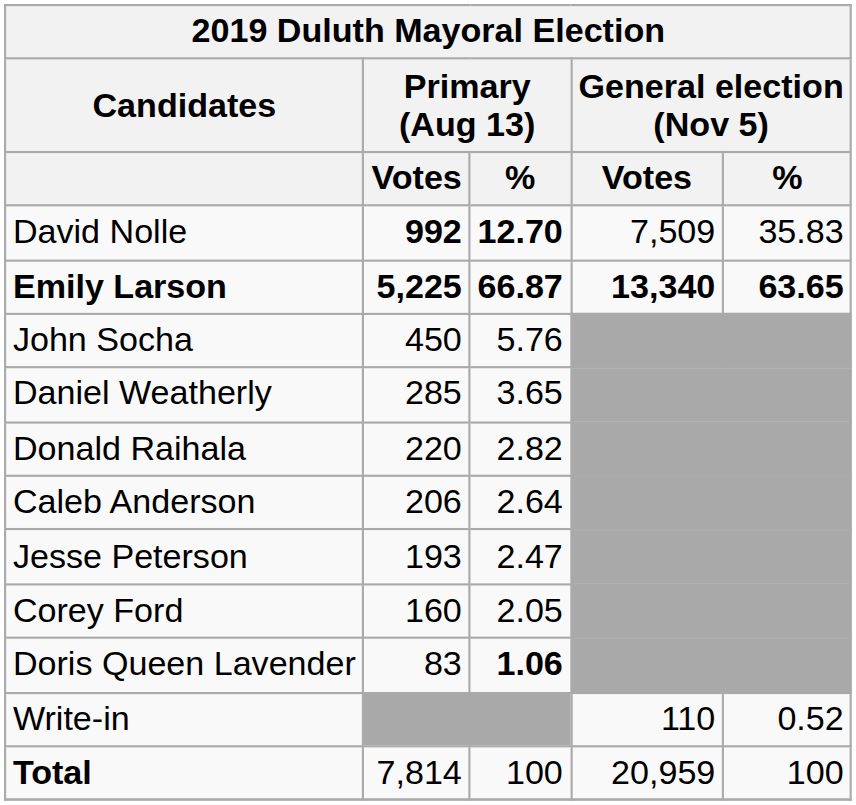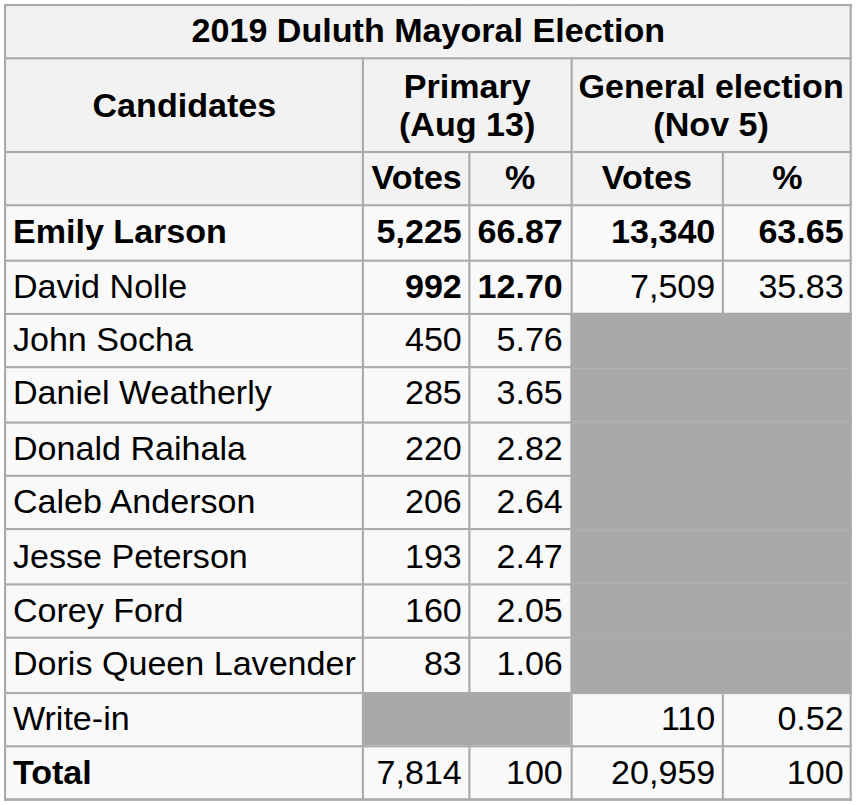rows swapped: (120, 286) <-> (100, 232)
(530, 664) bold -> (530, 664) normal
